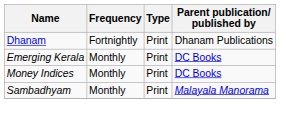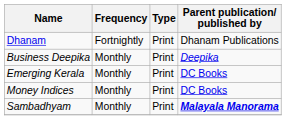+ row: (48, 57)
(222, 90) normal -> (230, 106) bold
